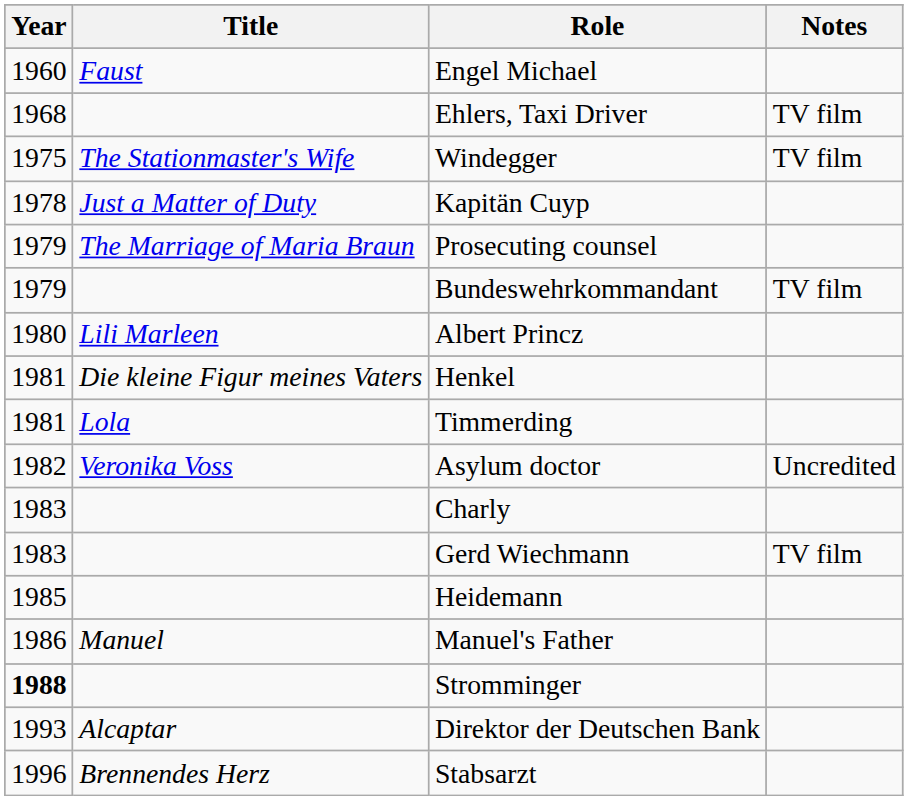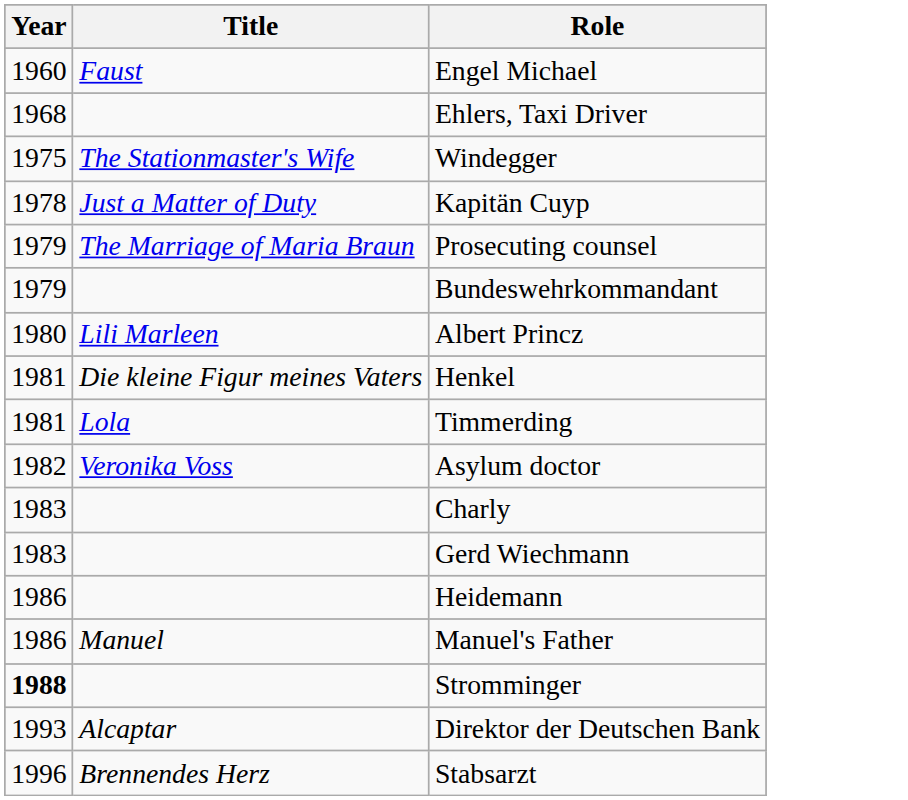- column: (834, 26)
(39, 597) 1985 -> (39, 597) 1986
